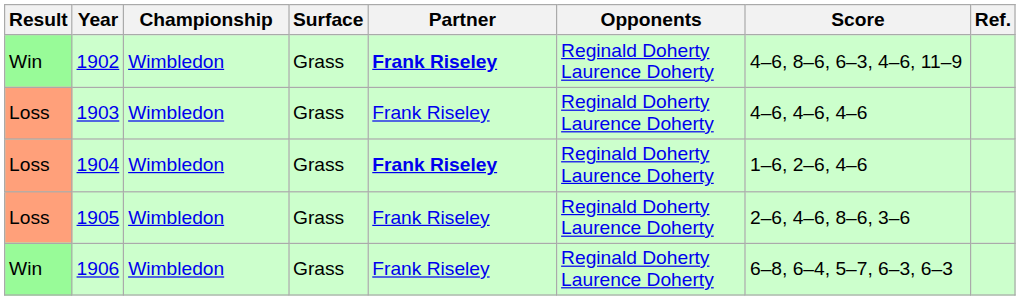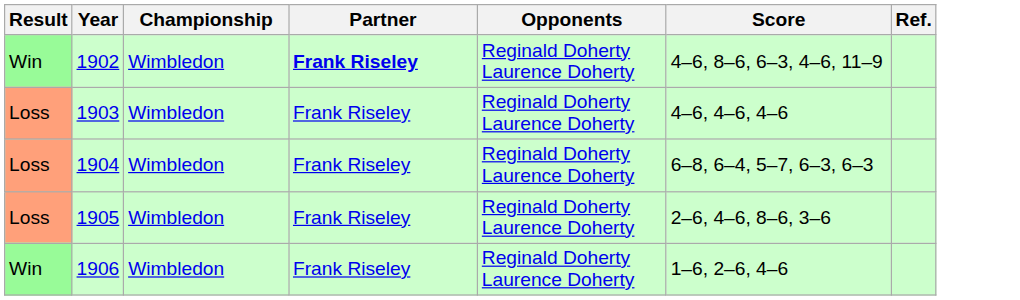- column: (328, 19)
(435, 165) bold -> (352, 165) normal
(809, 165) 1–6, 2–6, 4–6 -> (772, 165) 6–8, 6–4, 5–7, 6–3, 6–3
(851, 269) 6–8, 6–4, 5–7, 6–3, 6–3 -> (729, 269) 1–6, 2–6, 4–6
